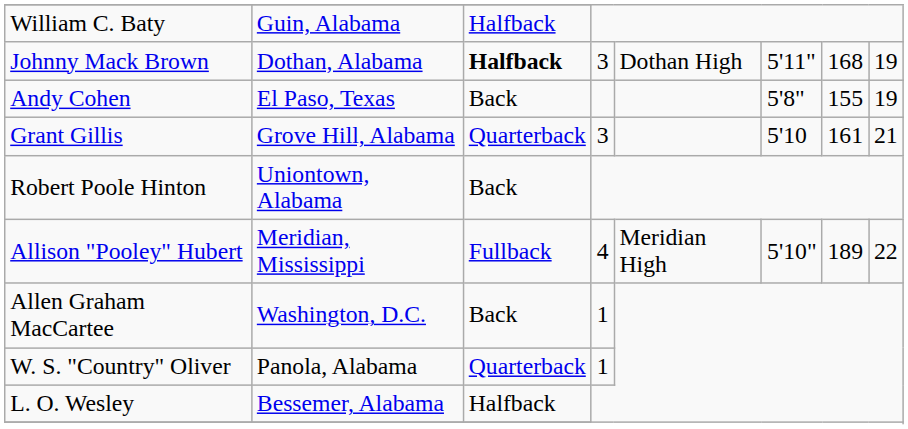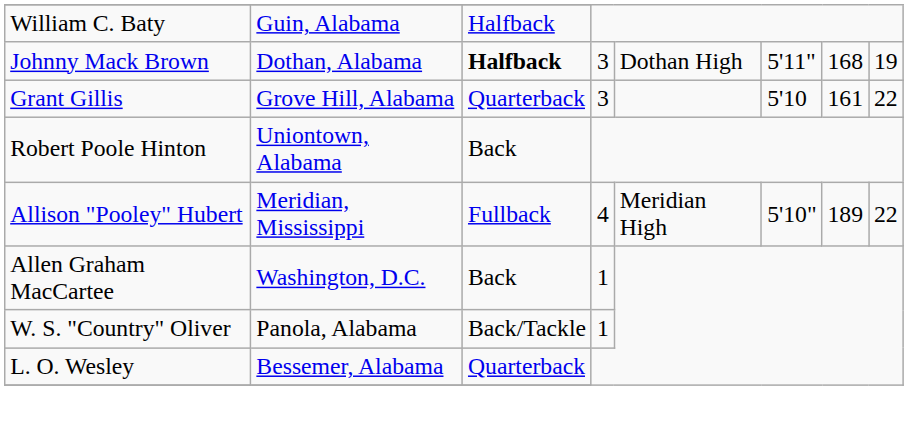- row: (70, 98)
(886, 135) 21 -> (886, 98) 22
(527, 366) Quarterback -> (527, 328) Back/Tackle
(512, 403) Halfback -> (526, 366) Quarterback
